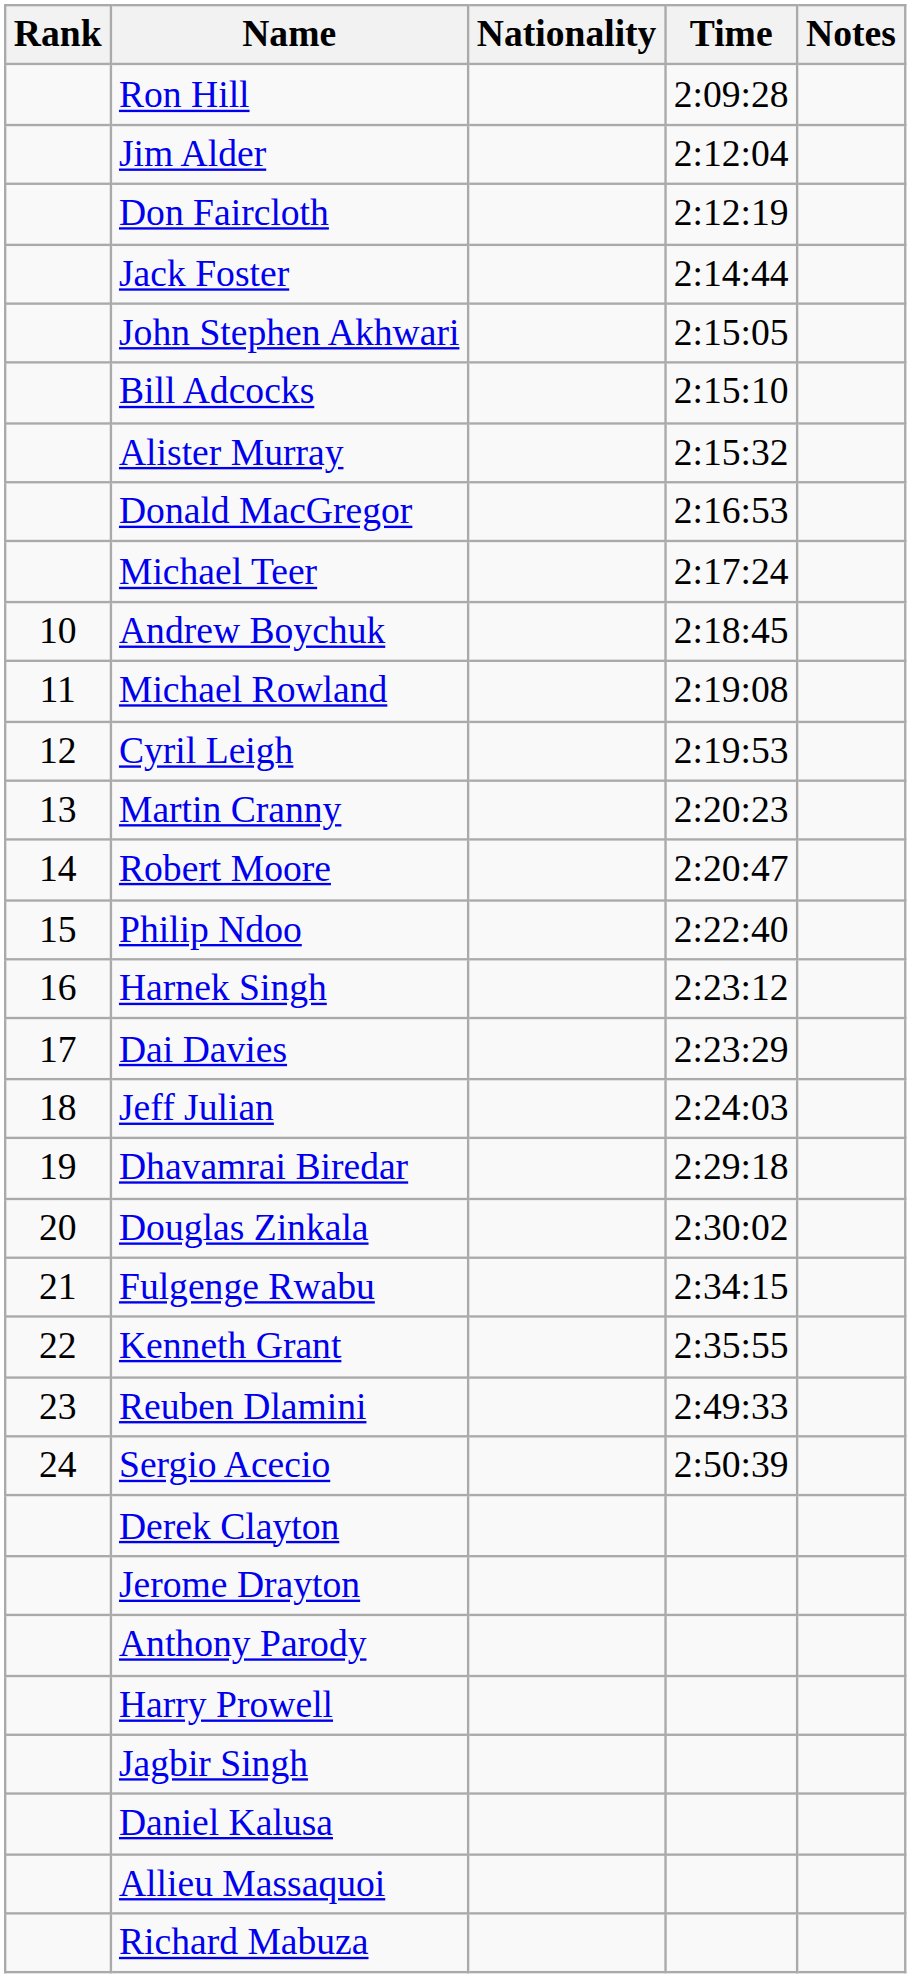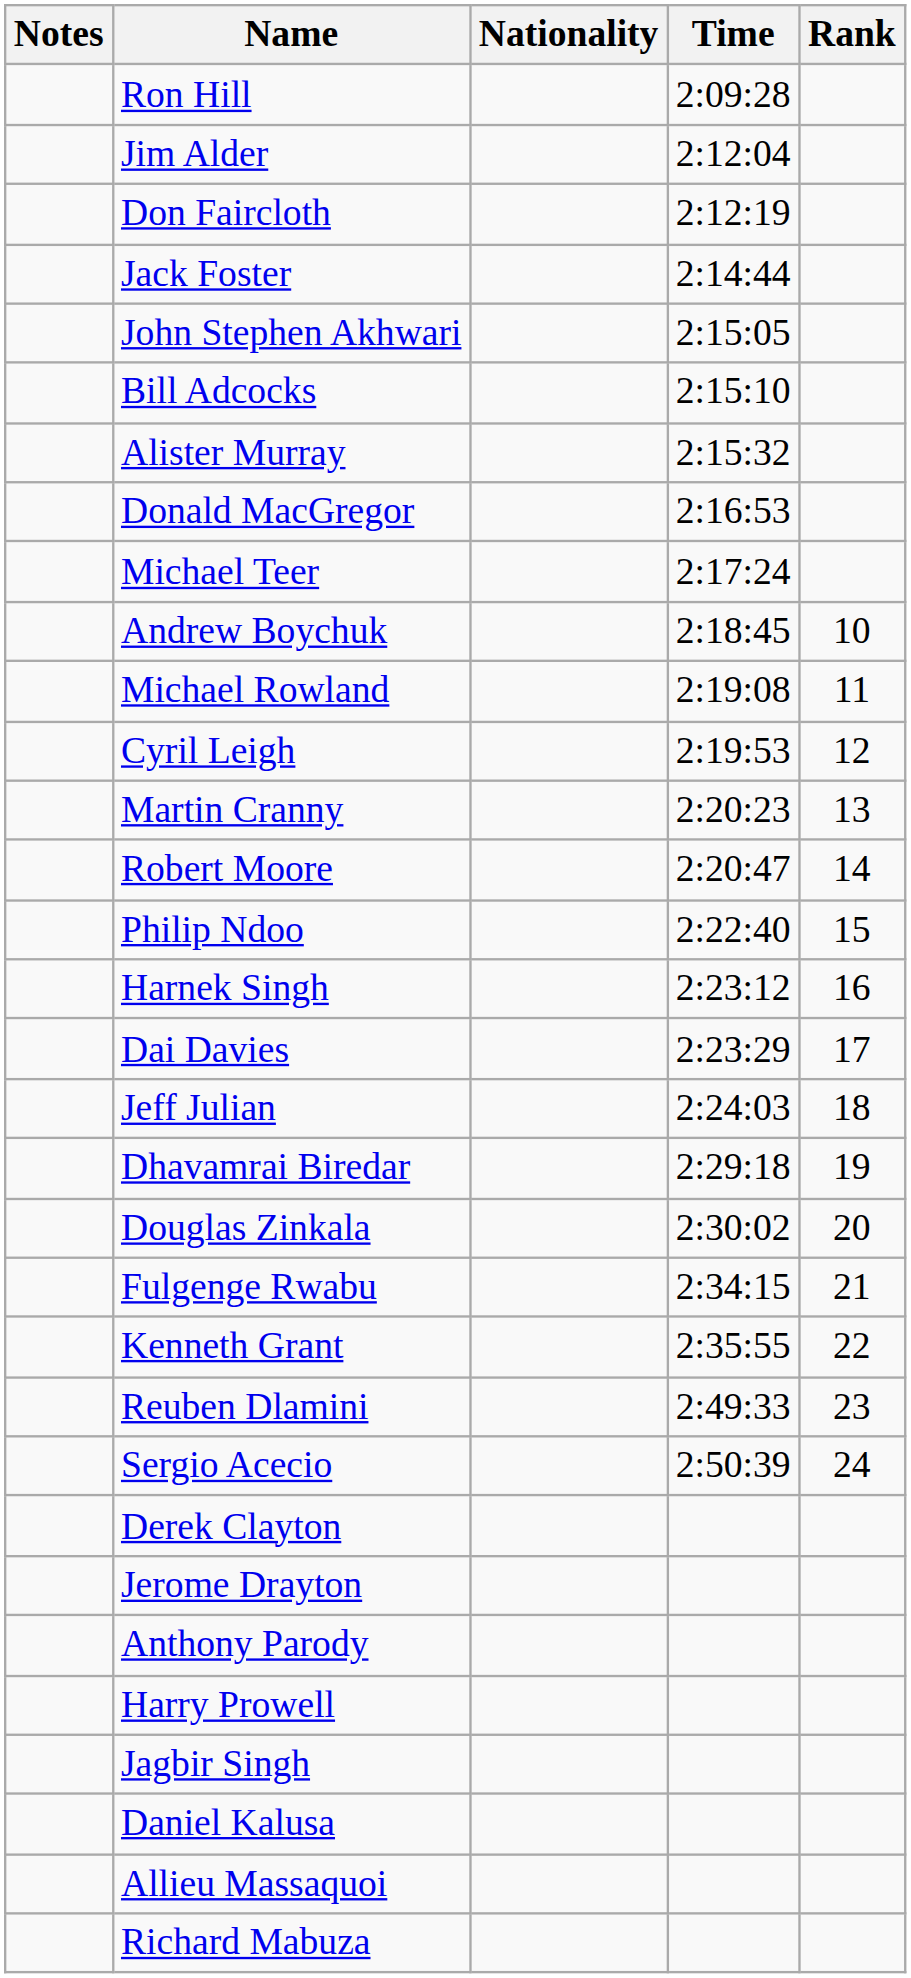columns swapped: (58, 34) <-> (851, 34)
